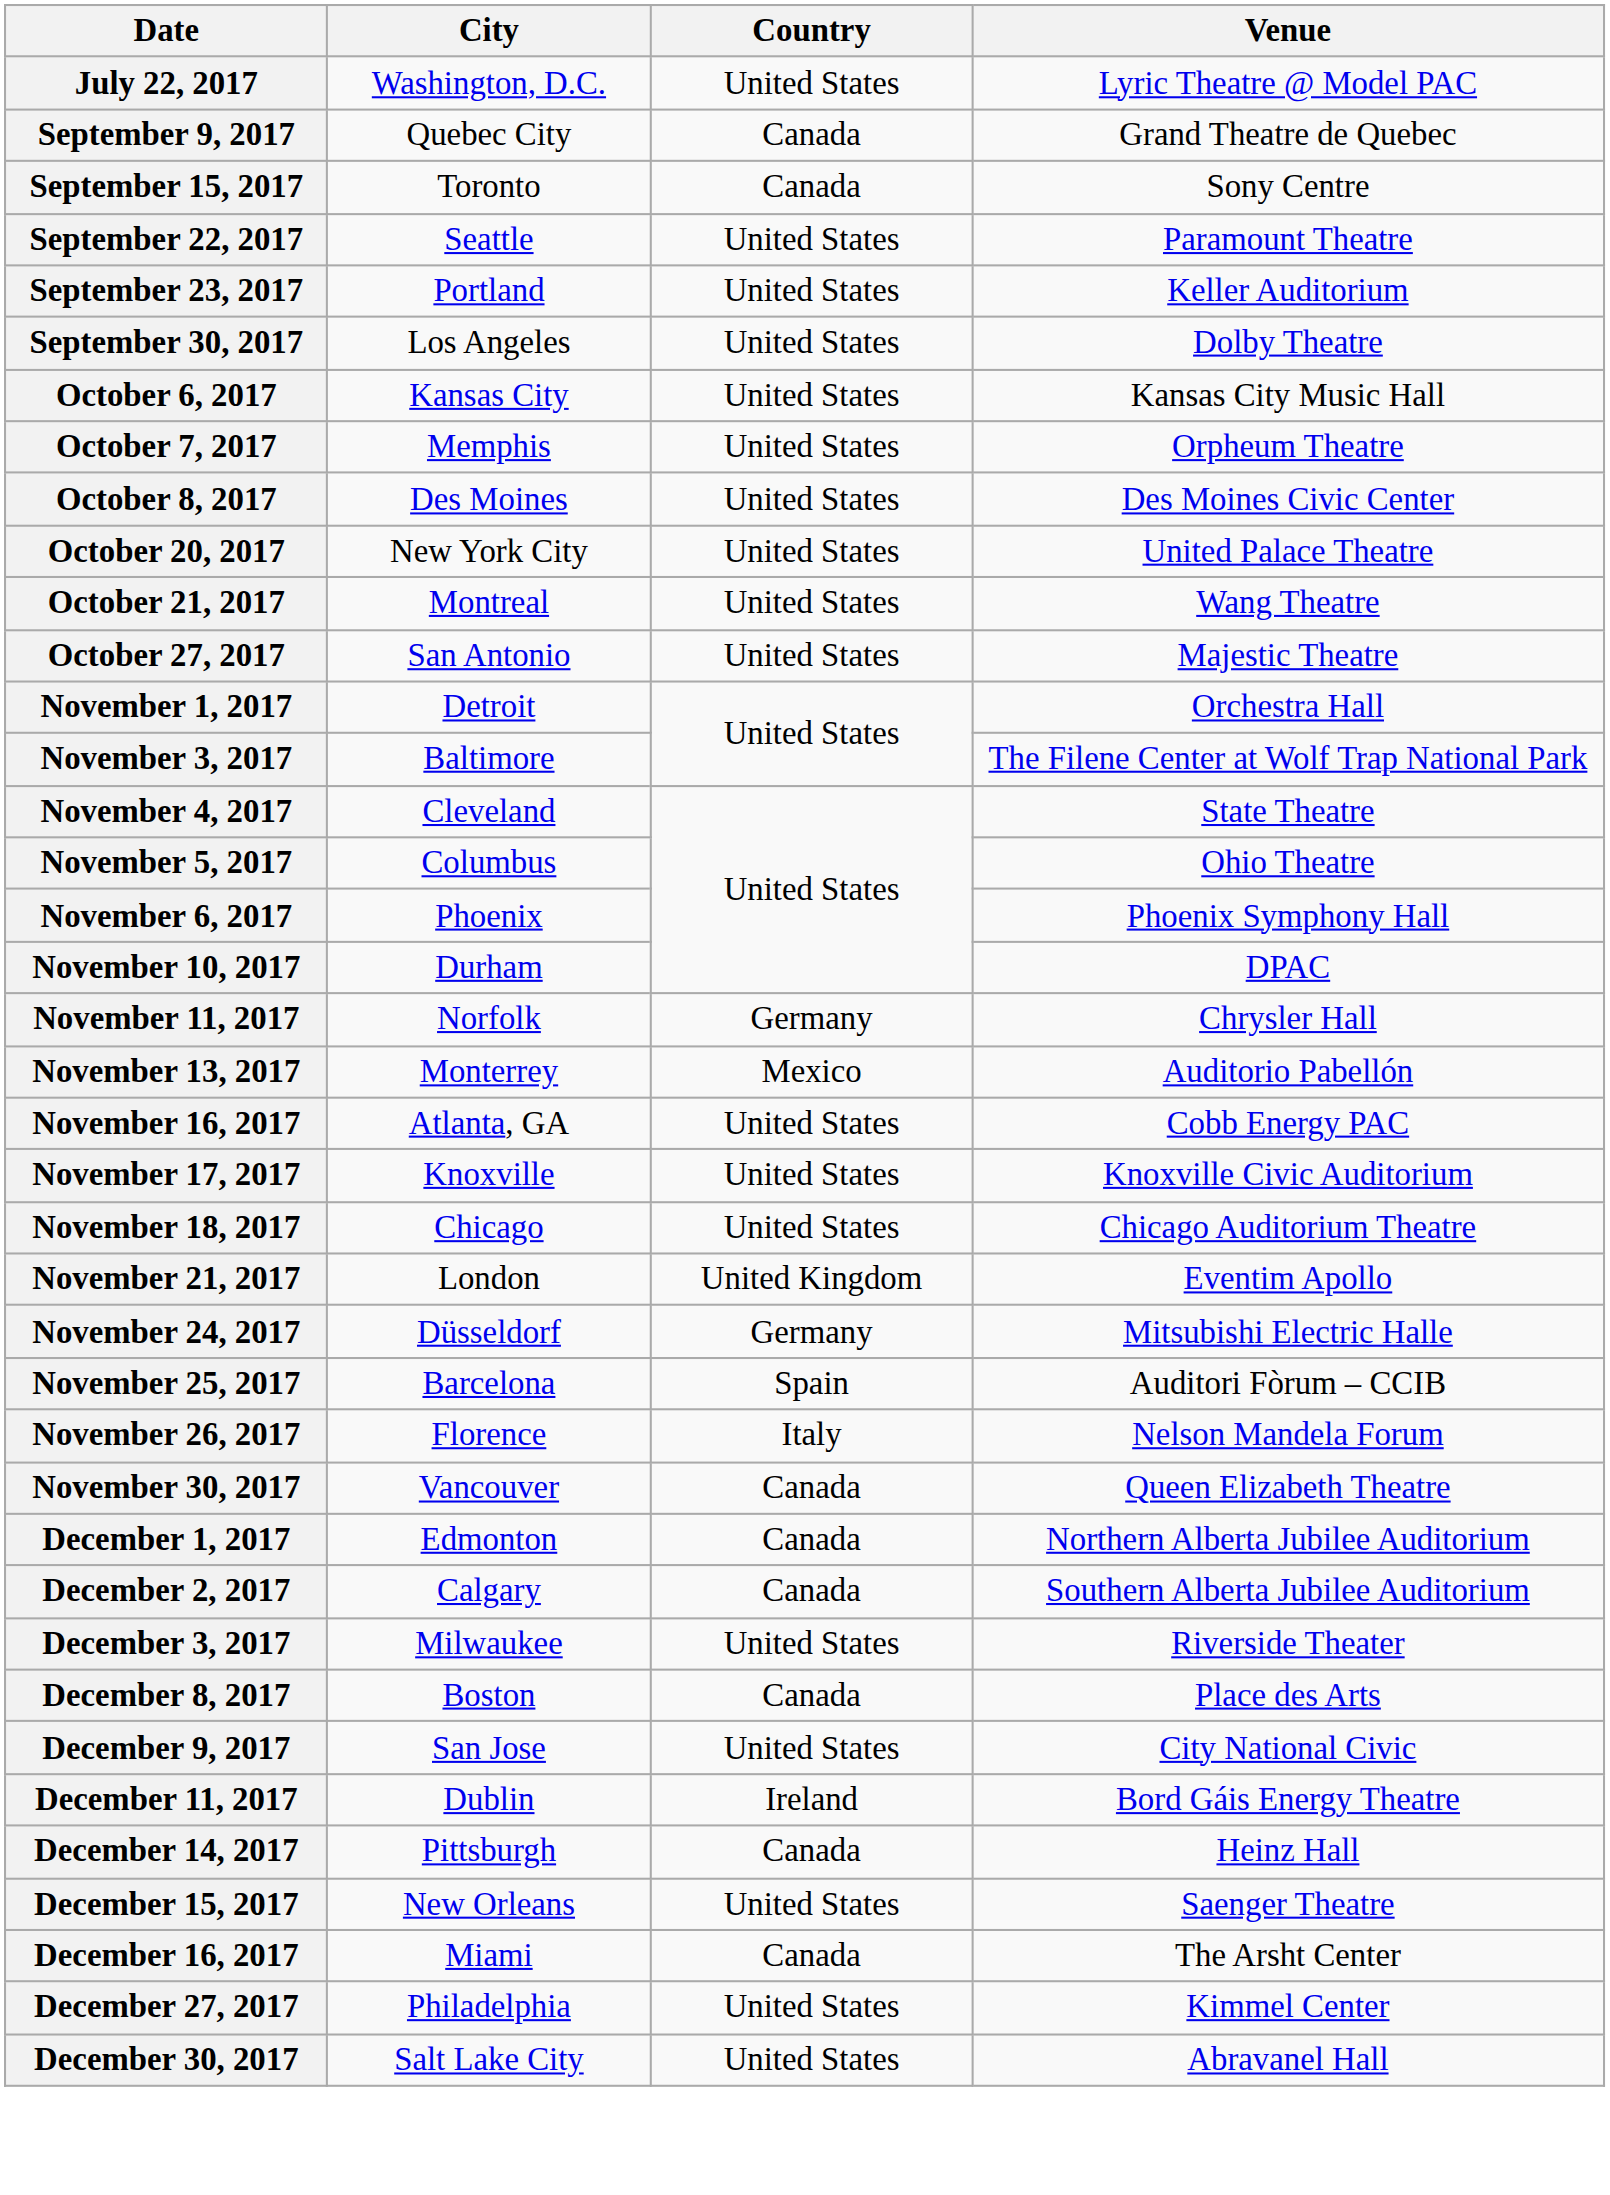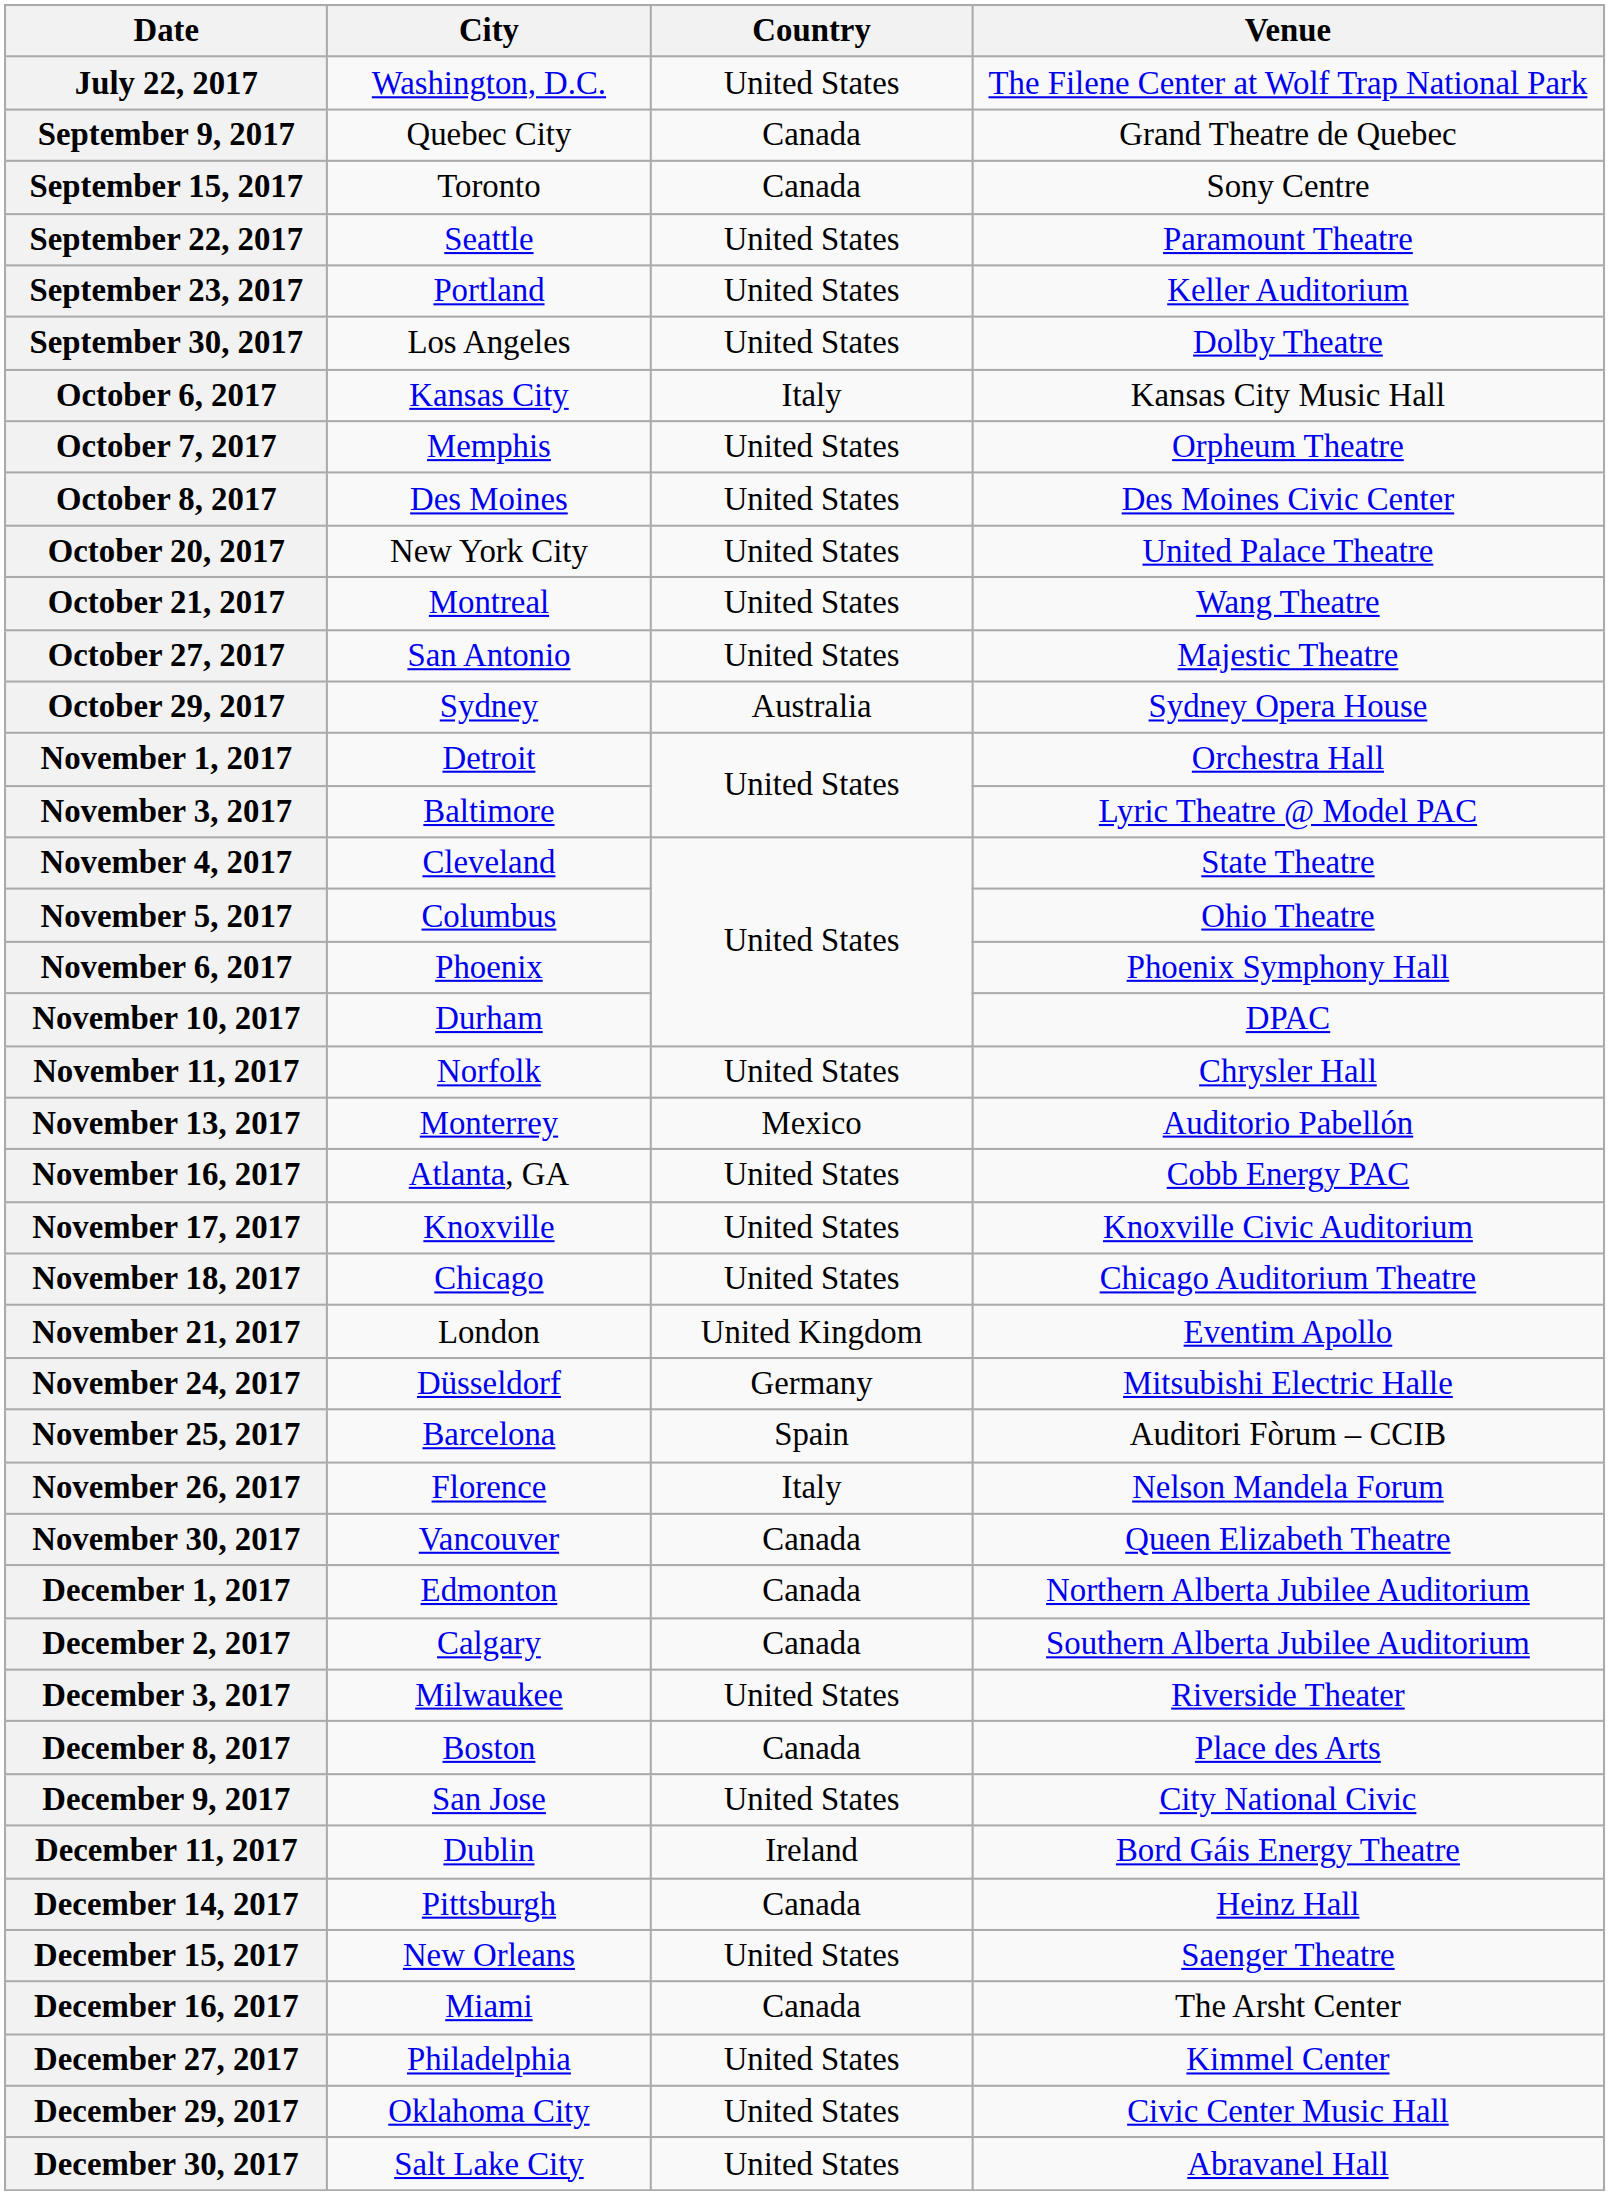(1288, 82) Lyric Theatre @ Model PAC -> (1288, 82) The Filene Center at Wolf Trap National Park
(812, 394) United States -> (812, 394) Italy
+ row: (166, 706)
(1288, 758) The Filene Center at Wolf Trap National Park -> (1288, 810) Lyric Theatre @ Model PAC
(812, 1018) Germany -> (812, 1070) United States
+ row: (166, 2111)
